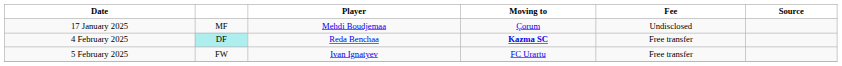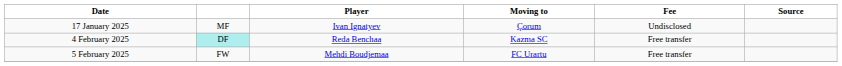(354, 26) Mehdi Boudjemaa -> (357, 26) Ivan Ignatyev
(528, 40) bold -> (529, 40) normal
(354, 54) Ivan Ignatyev -> (357, 54) Mehdi Boudjemaa
